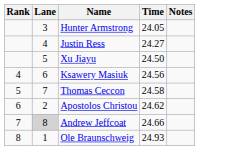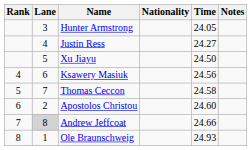+ column: (166, 12)
(153, 106) 24.62 -> (205, 106) 24.60
